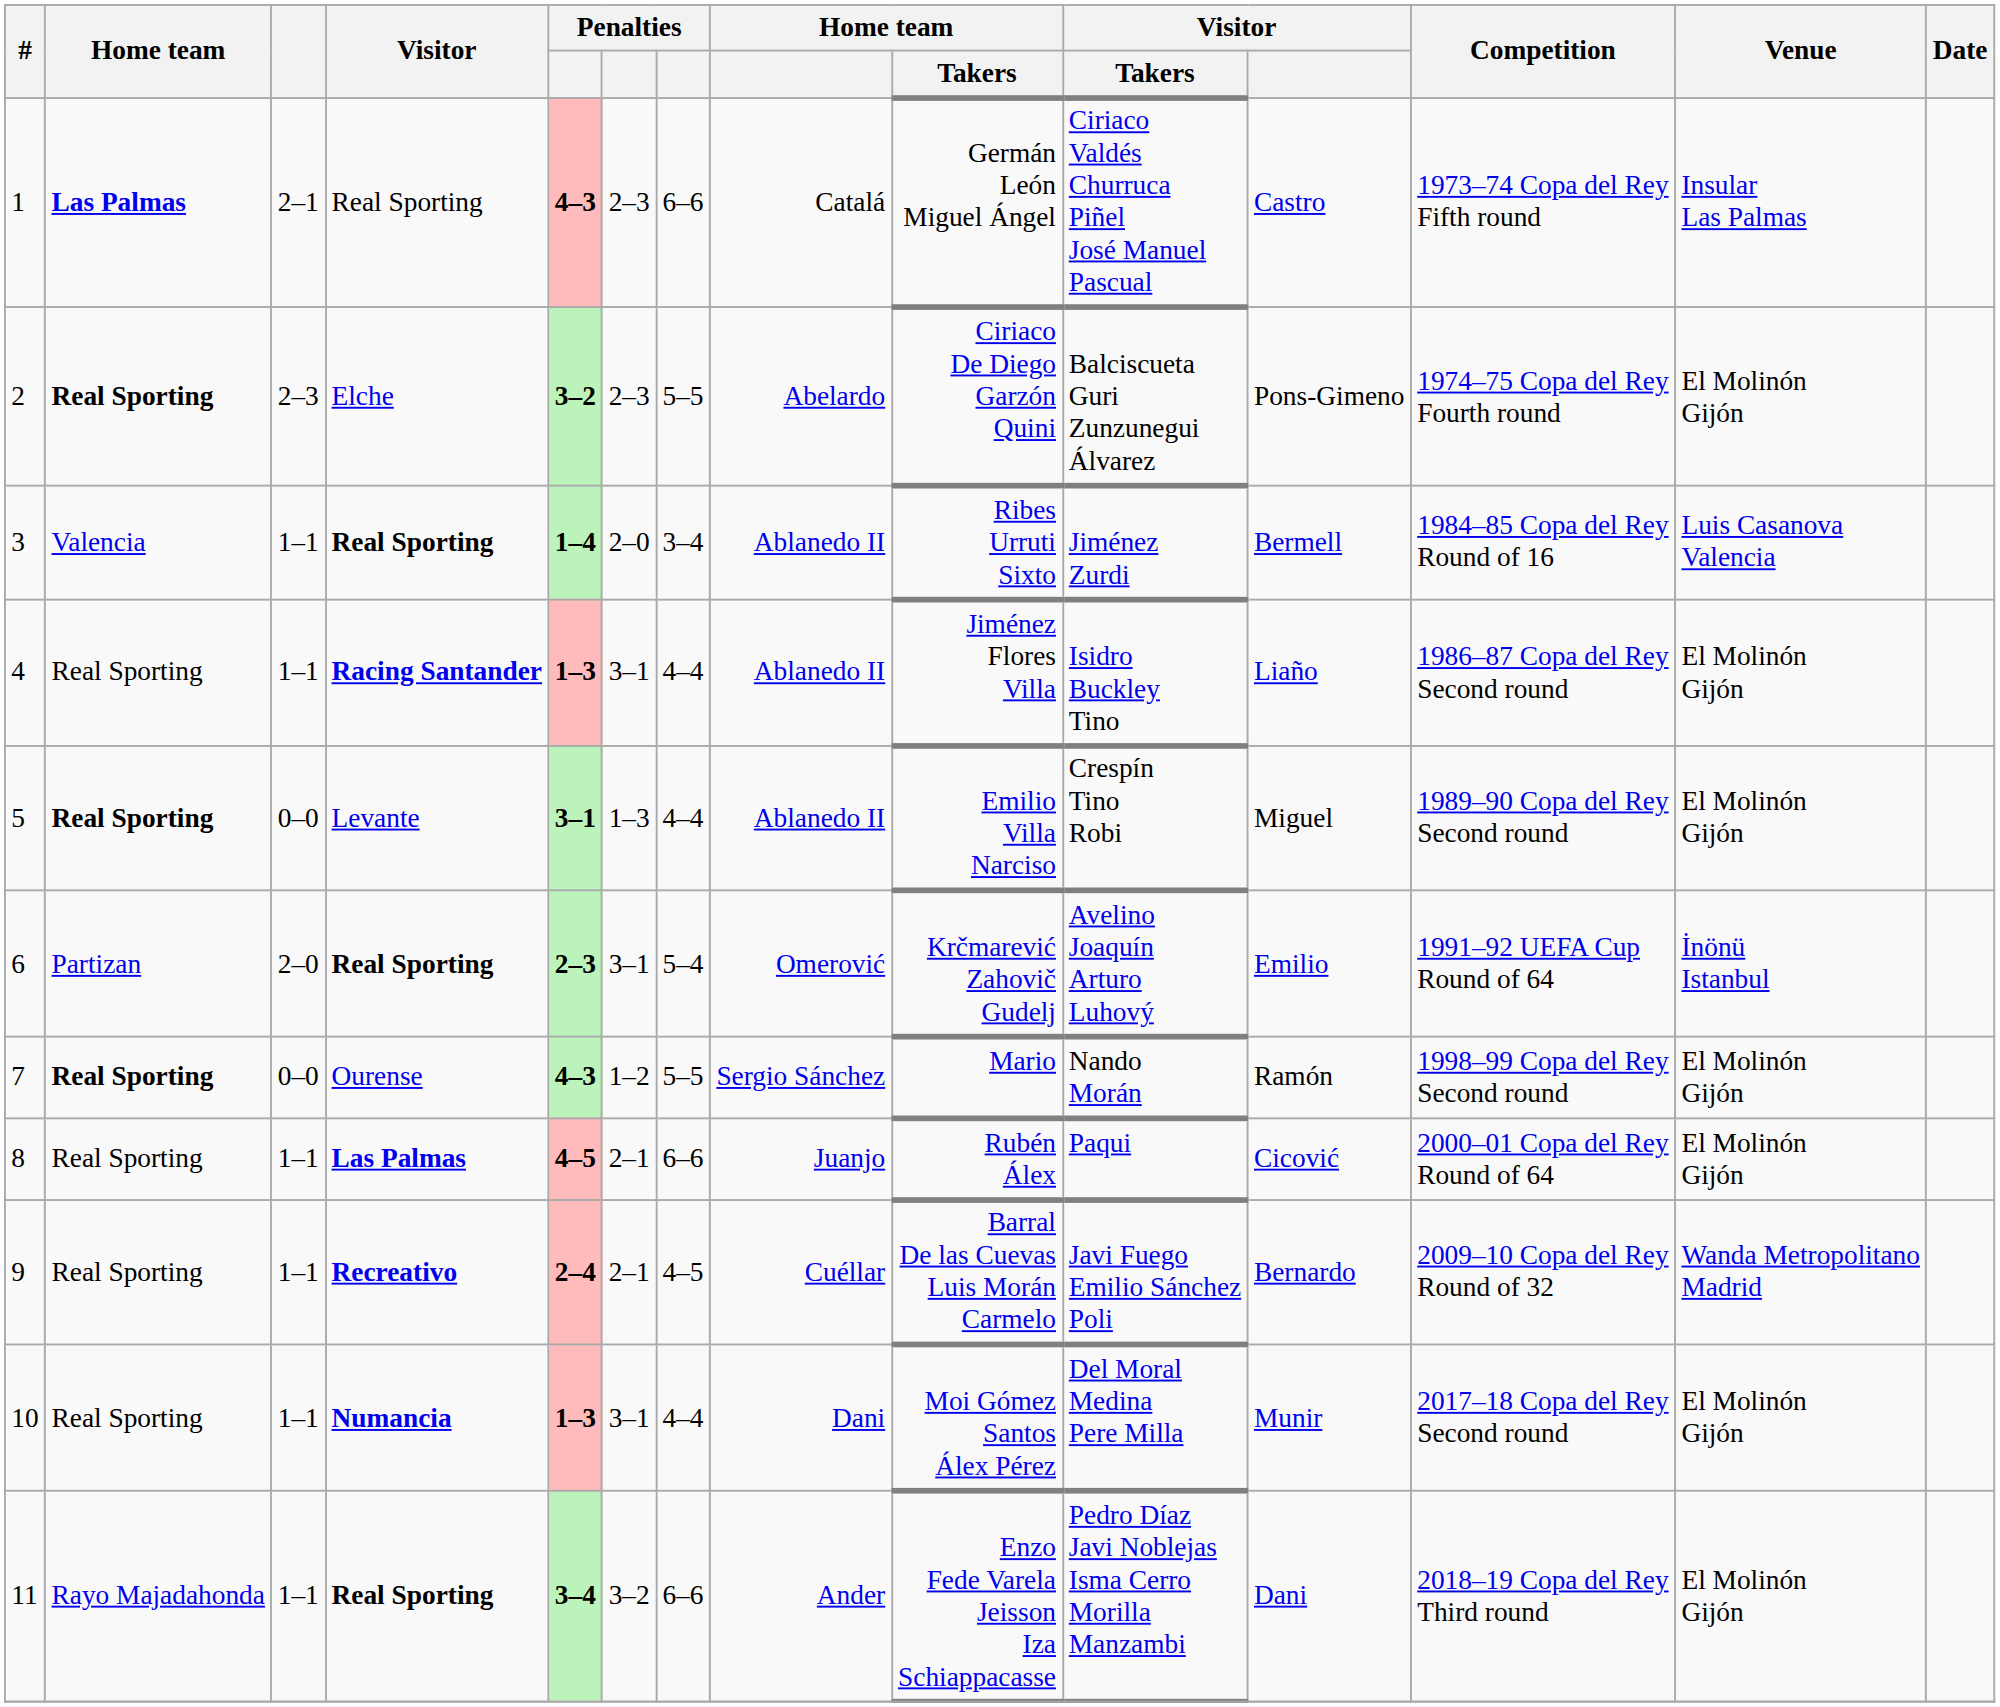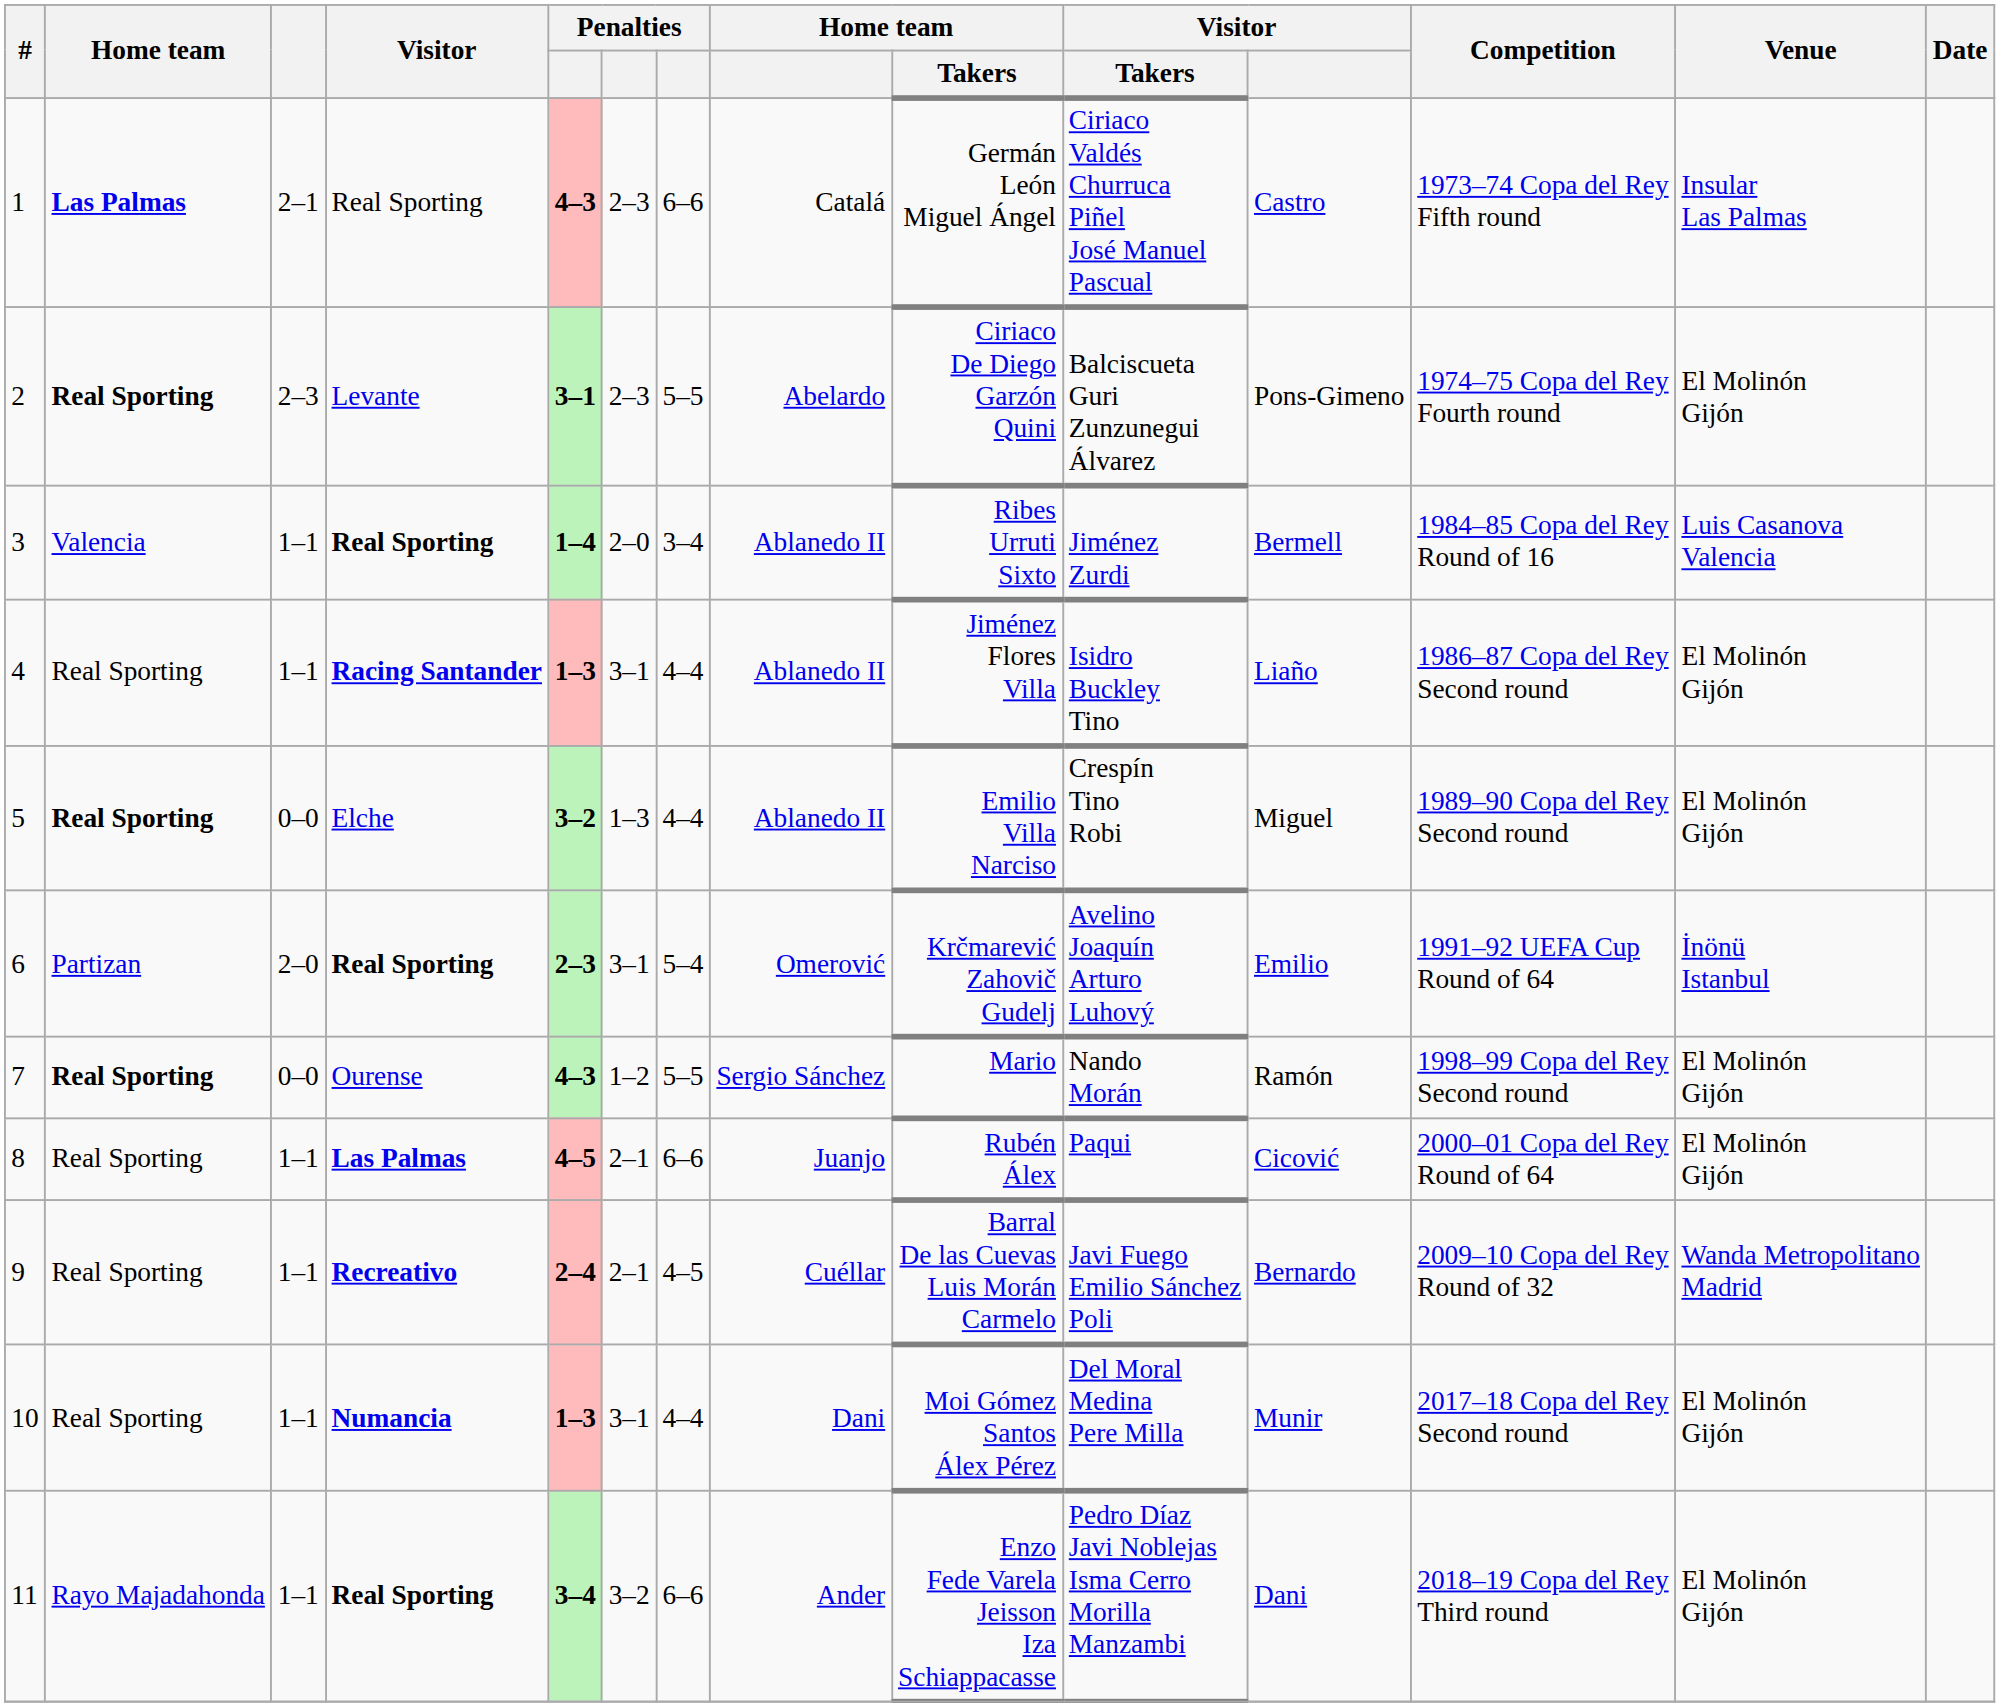(363, 396) Elche -> (376, 396) Levante
(575, 396) 3–2 -> (575, 396) 3–1
(376, 817) Levante -> (363, 817) Elche
(575, 817) 3–1 -> (575, 817) 3–2
